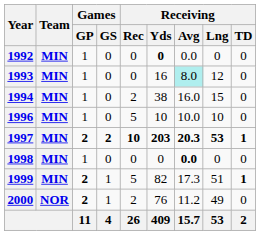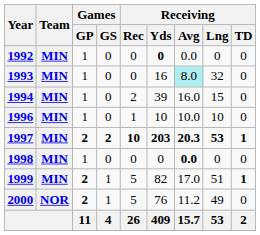(217, 76) 12 -> (217, 76) 32
(161, 96) 38 -> (161, 96) 39
(133, 117) 5 -> (133, 117) 1
(189, 179) 17.3 -> (189, 179) 17.0
(133, 199) 2 -> (133, 199) 5
